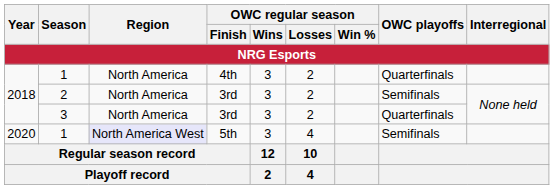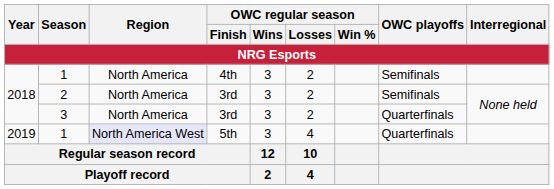(417, 75) Quarterfinals -> (410, 75) Semifinals
(21, 134) 2020 -> (21, 134) 2019
(410, 134) Semifinals -> (417, 134) Quarterfinals
